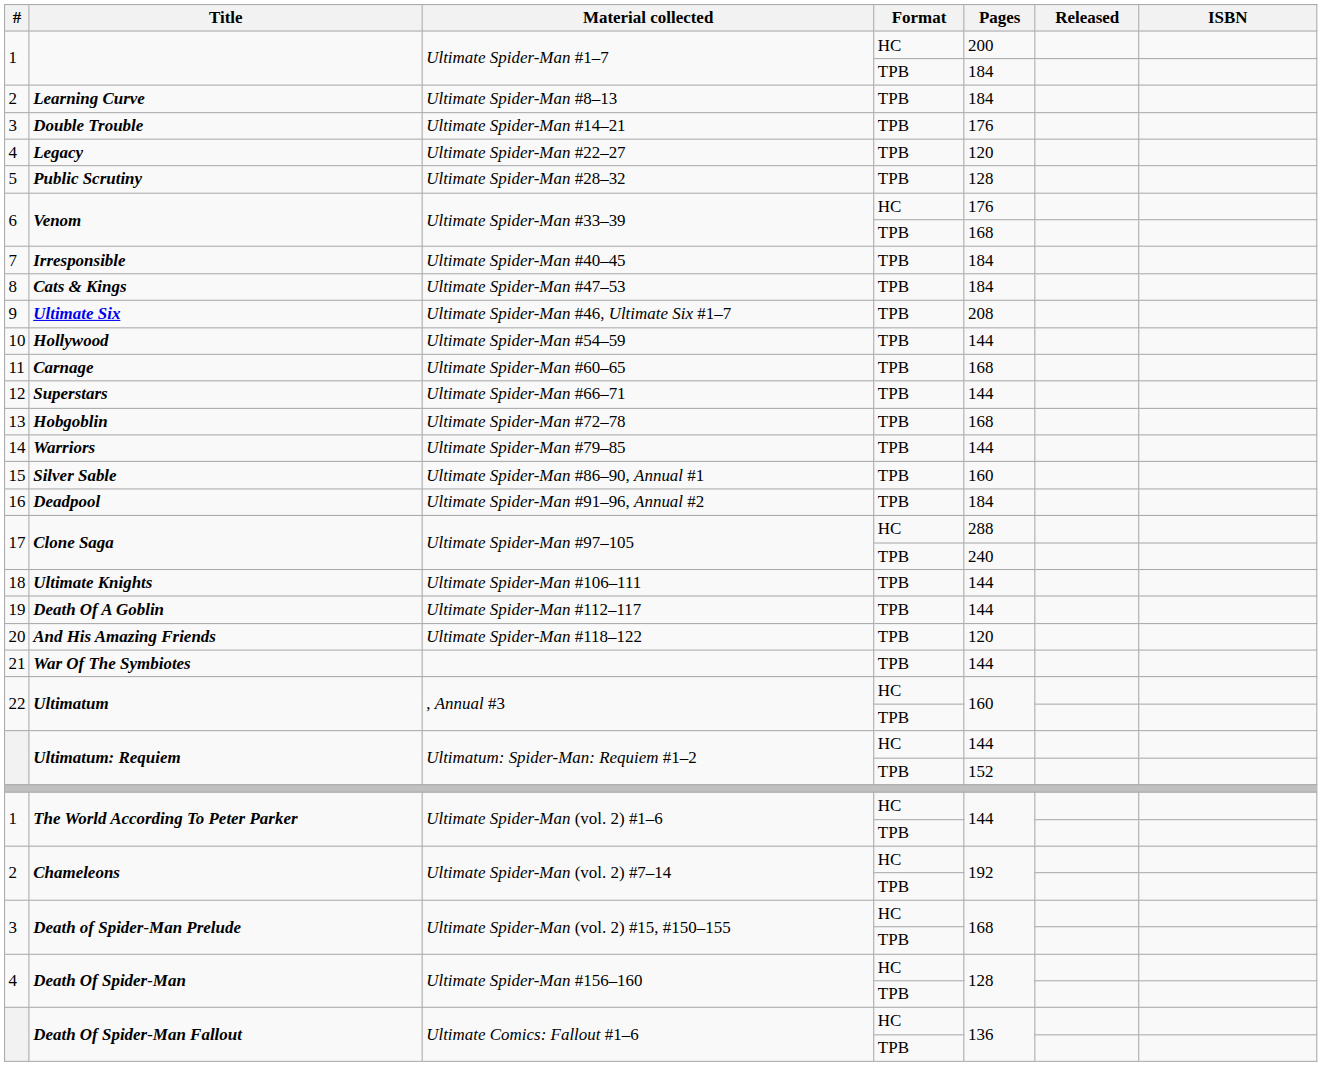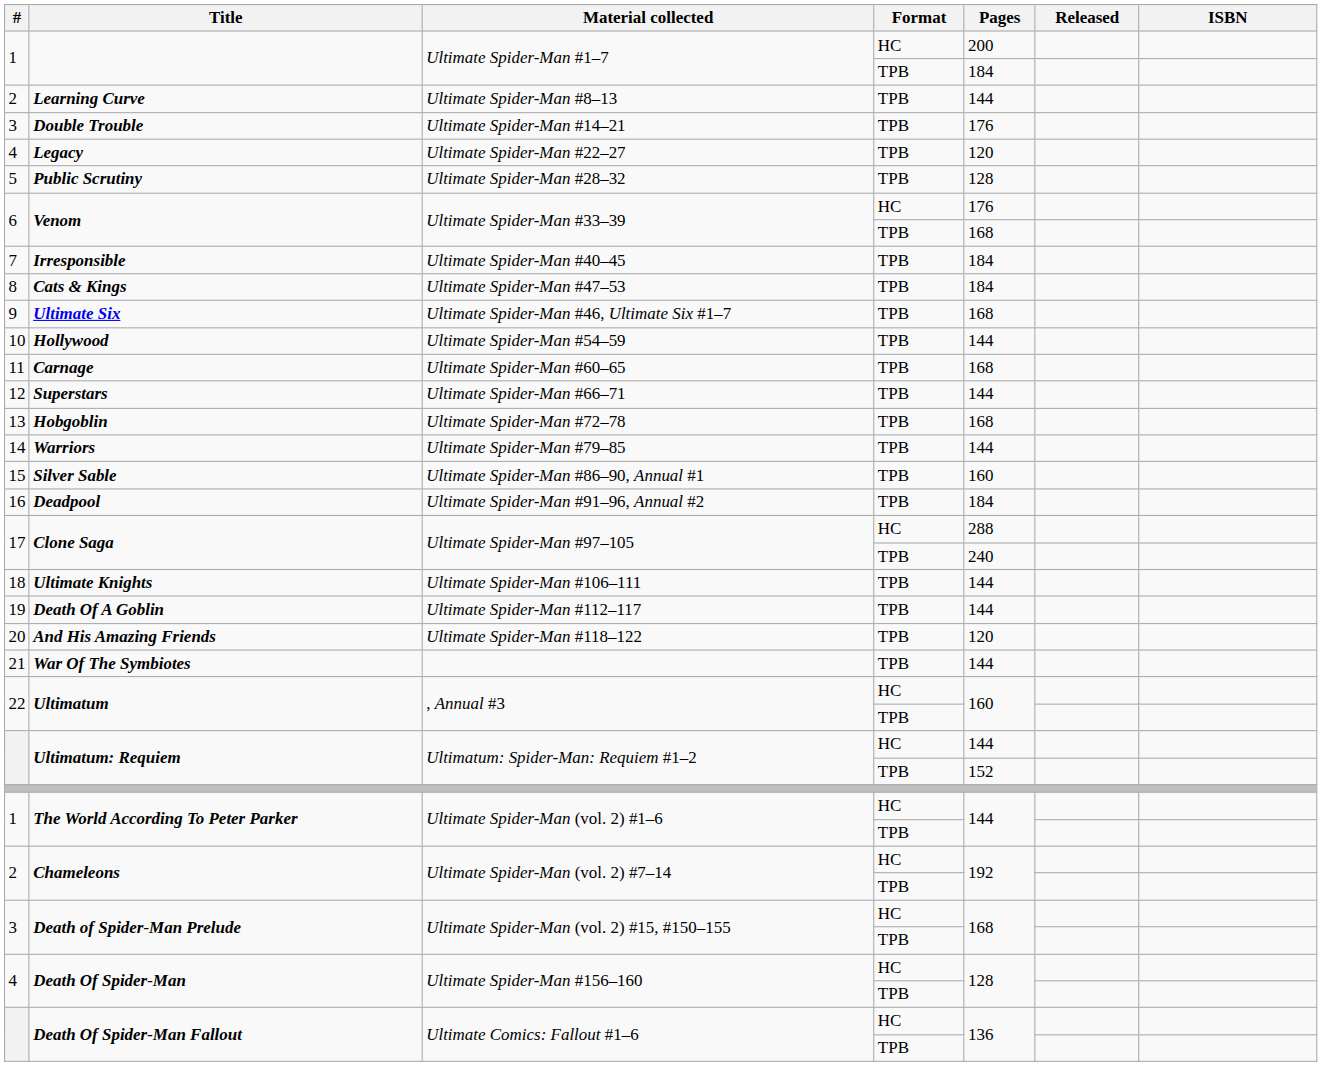(981, 98) 184 -> (981, 98) 144
(981, 313) 208 -> (981, 313) 168
